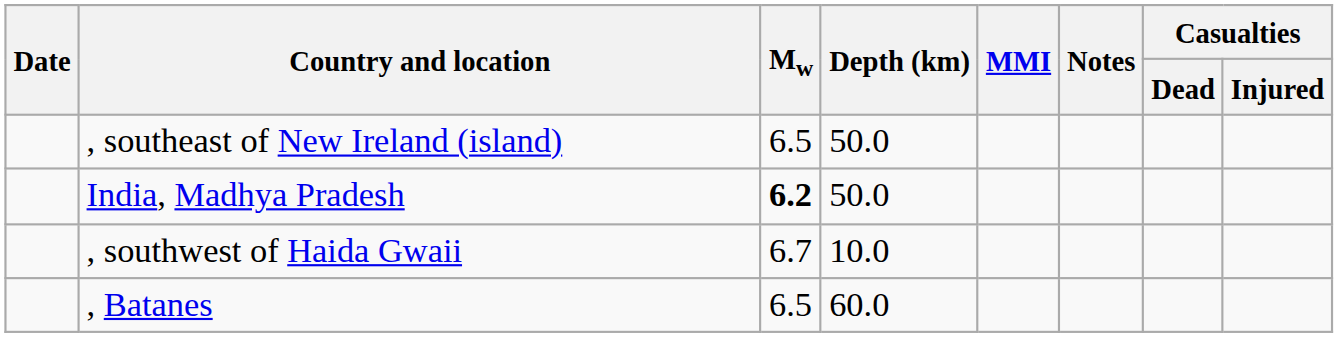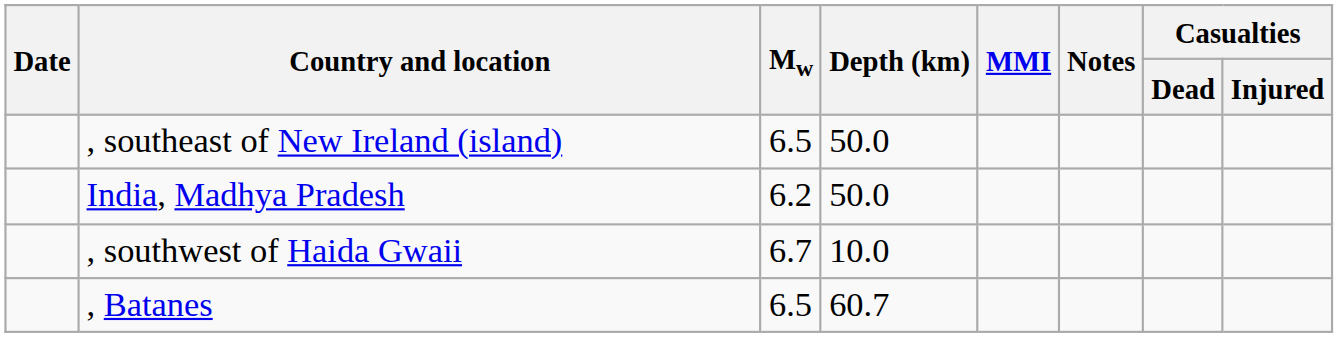(790, 195) bold -> (790, 195) normal
(859, 304) 60.0 -> (859, 304) 60.7
